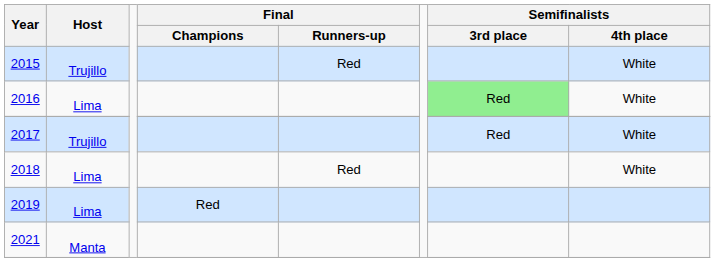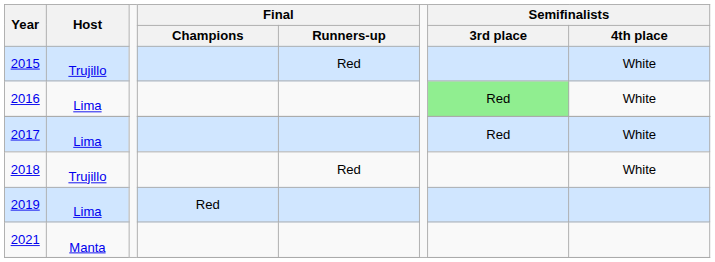(87, 142) Trujillo -> (87, 142) Lima
(87, 177) Lima -> (87, 177) Trujillo
